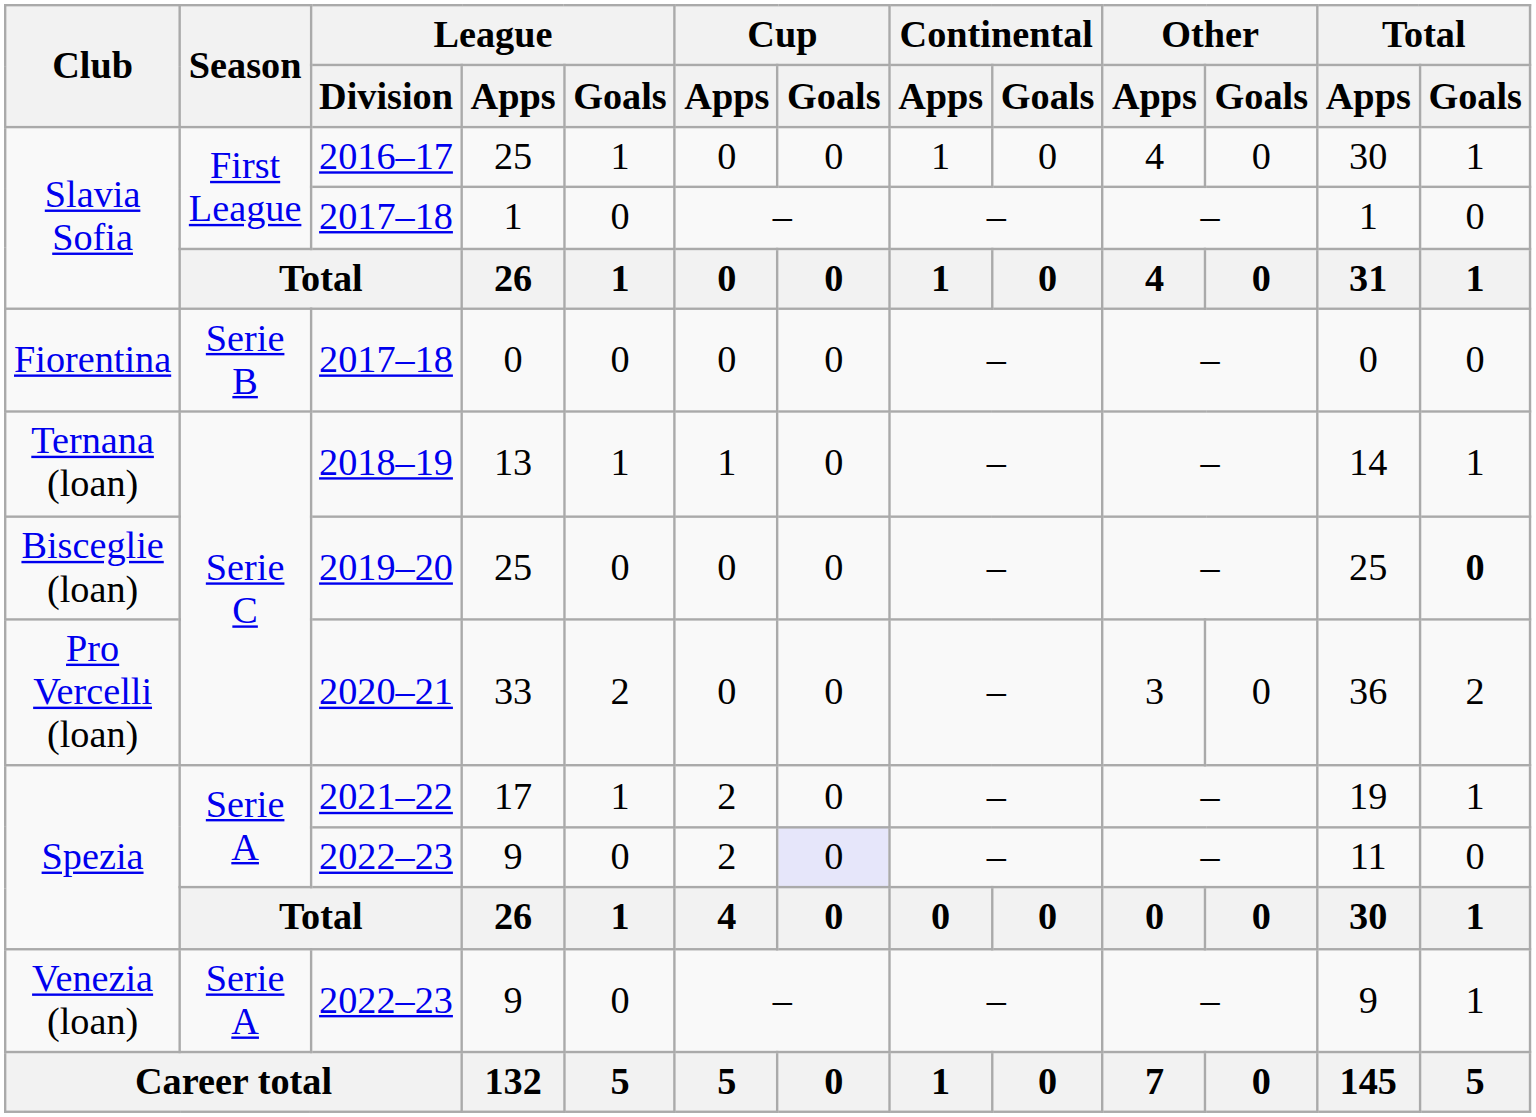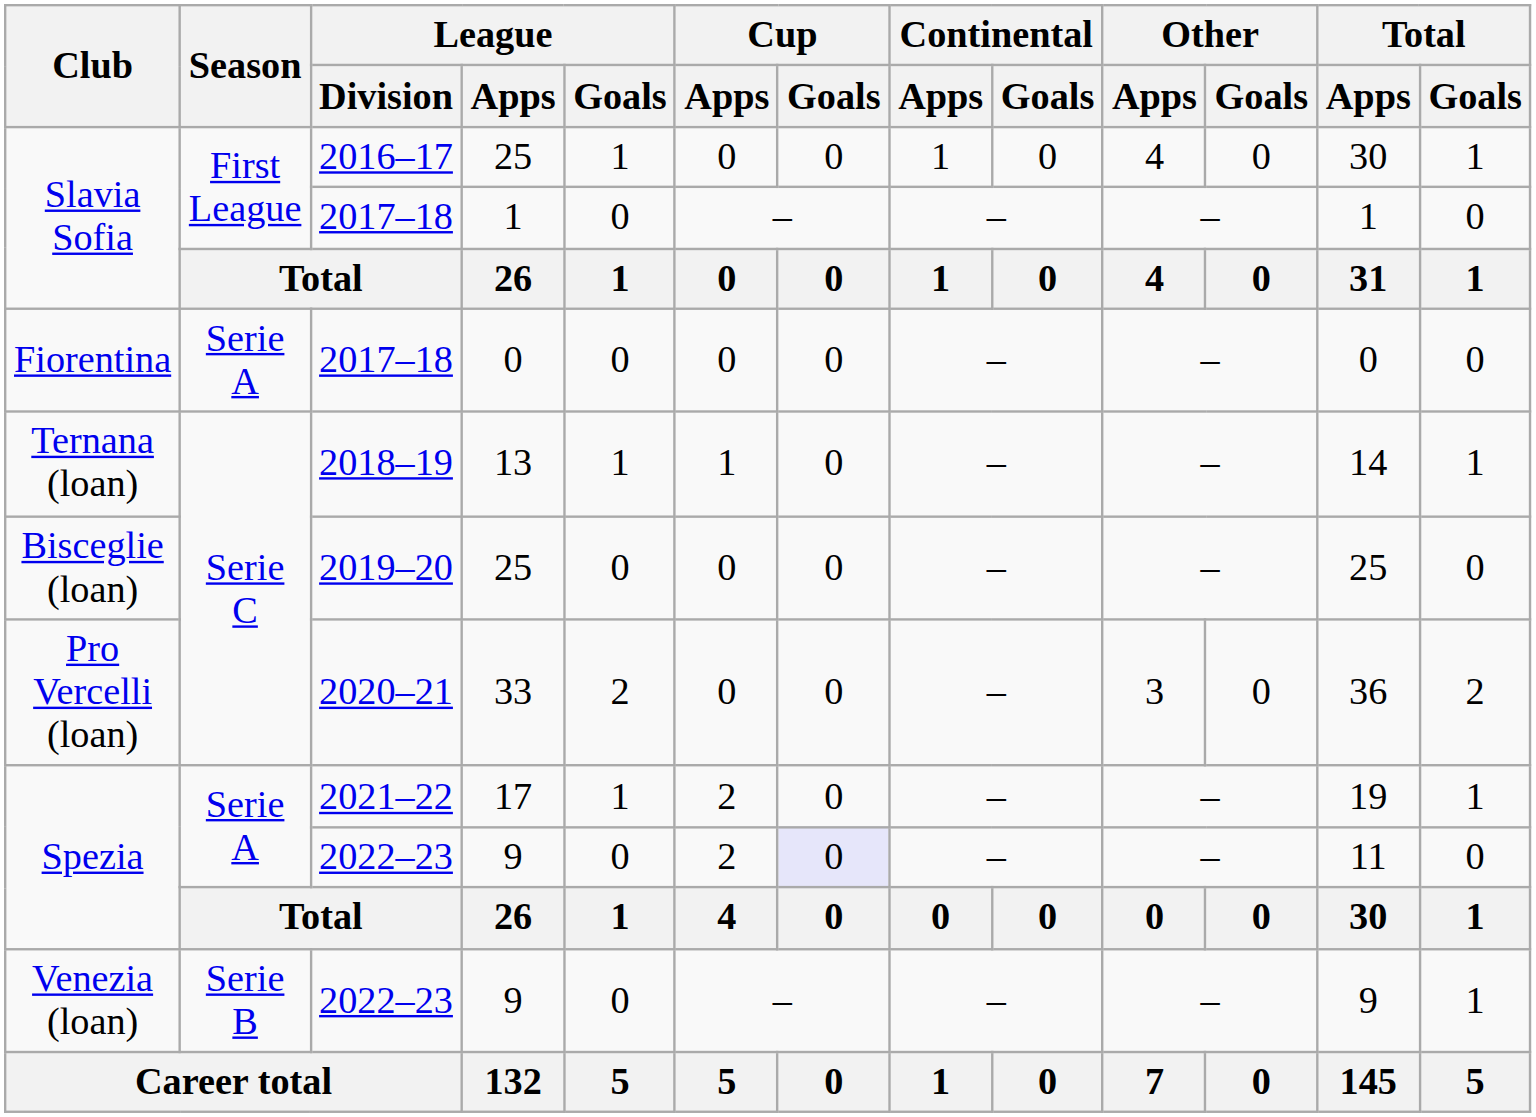(245, 359) Serie B -> (245, 359) Serie A
(1475, 566) bold -> (1475, 566) normal
(245, 999) Serie A -> (245, 999) Serie B
